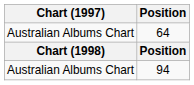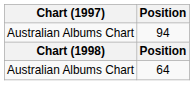rows swapped: (163, 70) <-> (163, 32)
